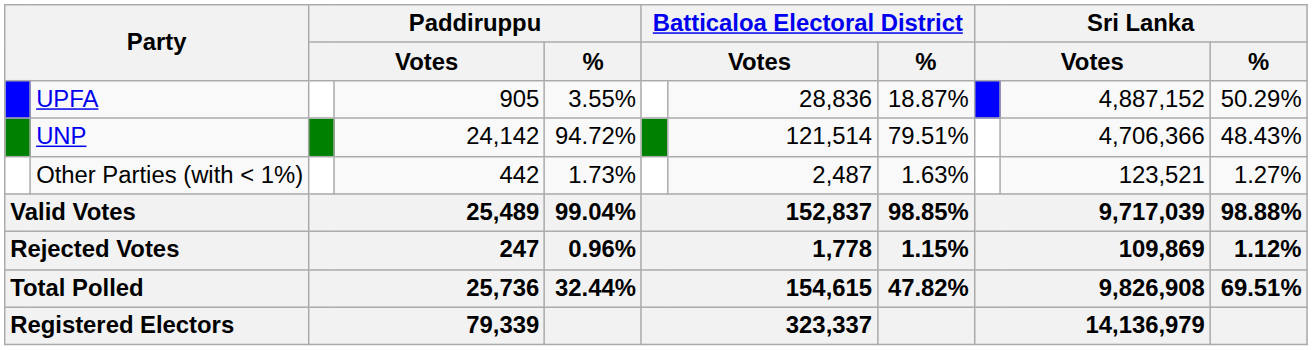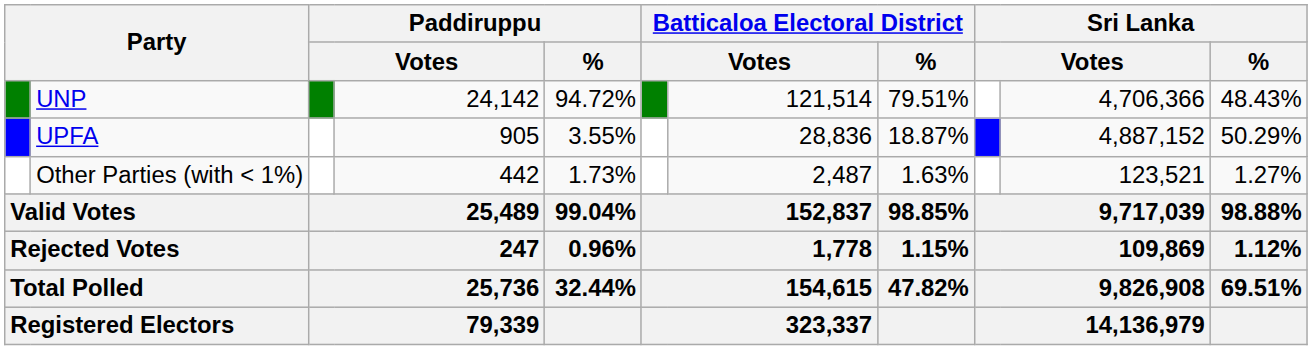rows swapped: (61, 136) <-> (67, 99)
